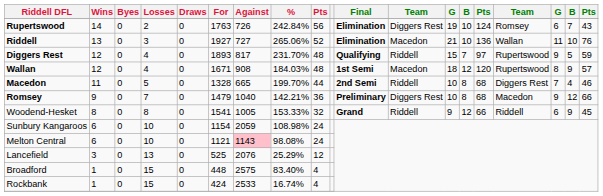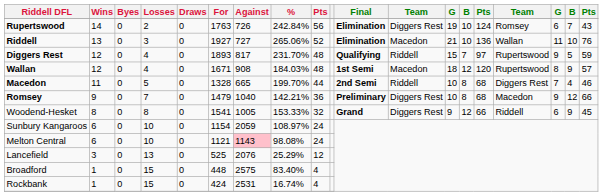(404, 112) Riddell -> (416, 112) Diggers Rest
(291, 126) 108.98% -> (291, 126) 108.97%
(245, 183) 2533 -> (245, 183) 2531
